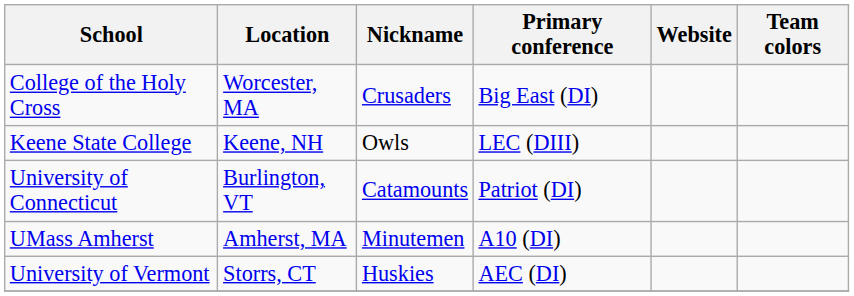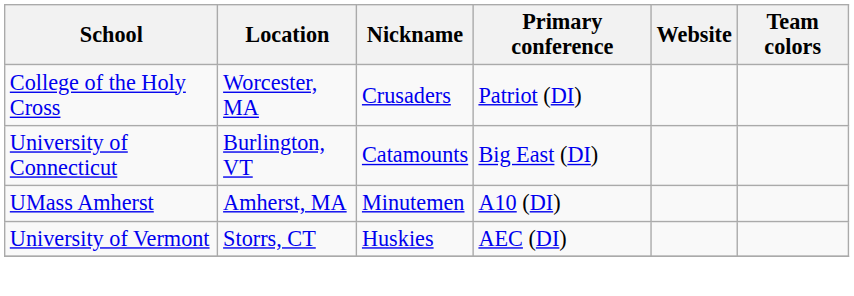(538, 94) Big East (DI) -> (530, 94) Patriot (DI)
- row: (101, 142)
(530, 190) Patriot (DI) -> (538, 155) Big East (DI)
